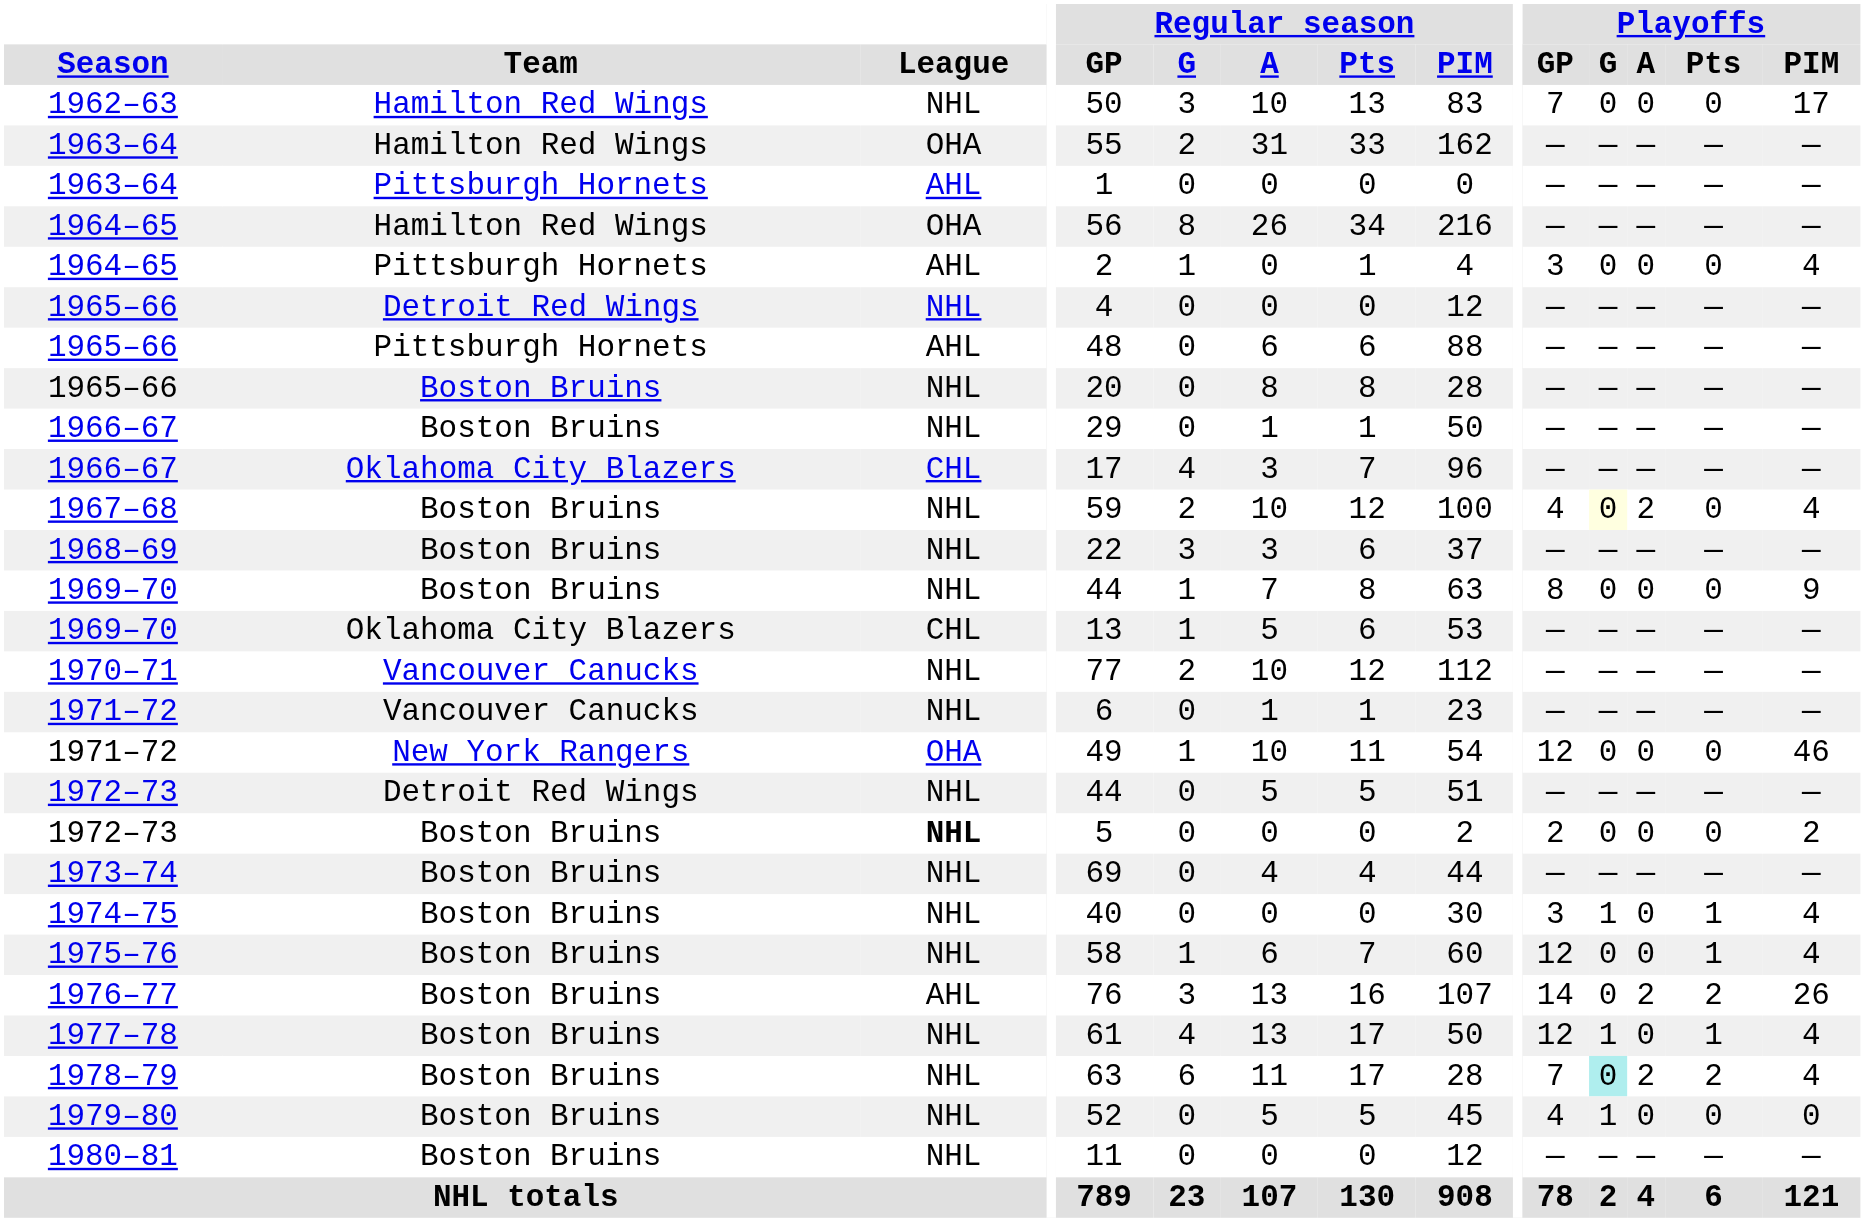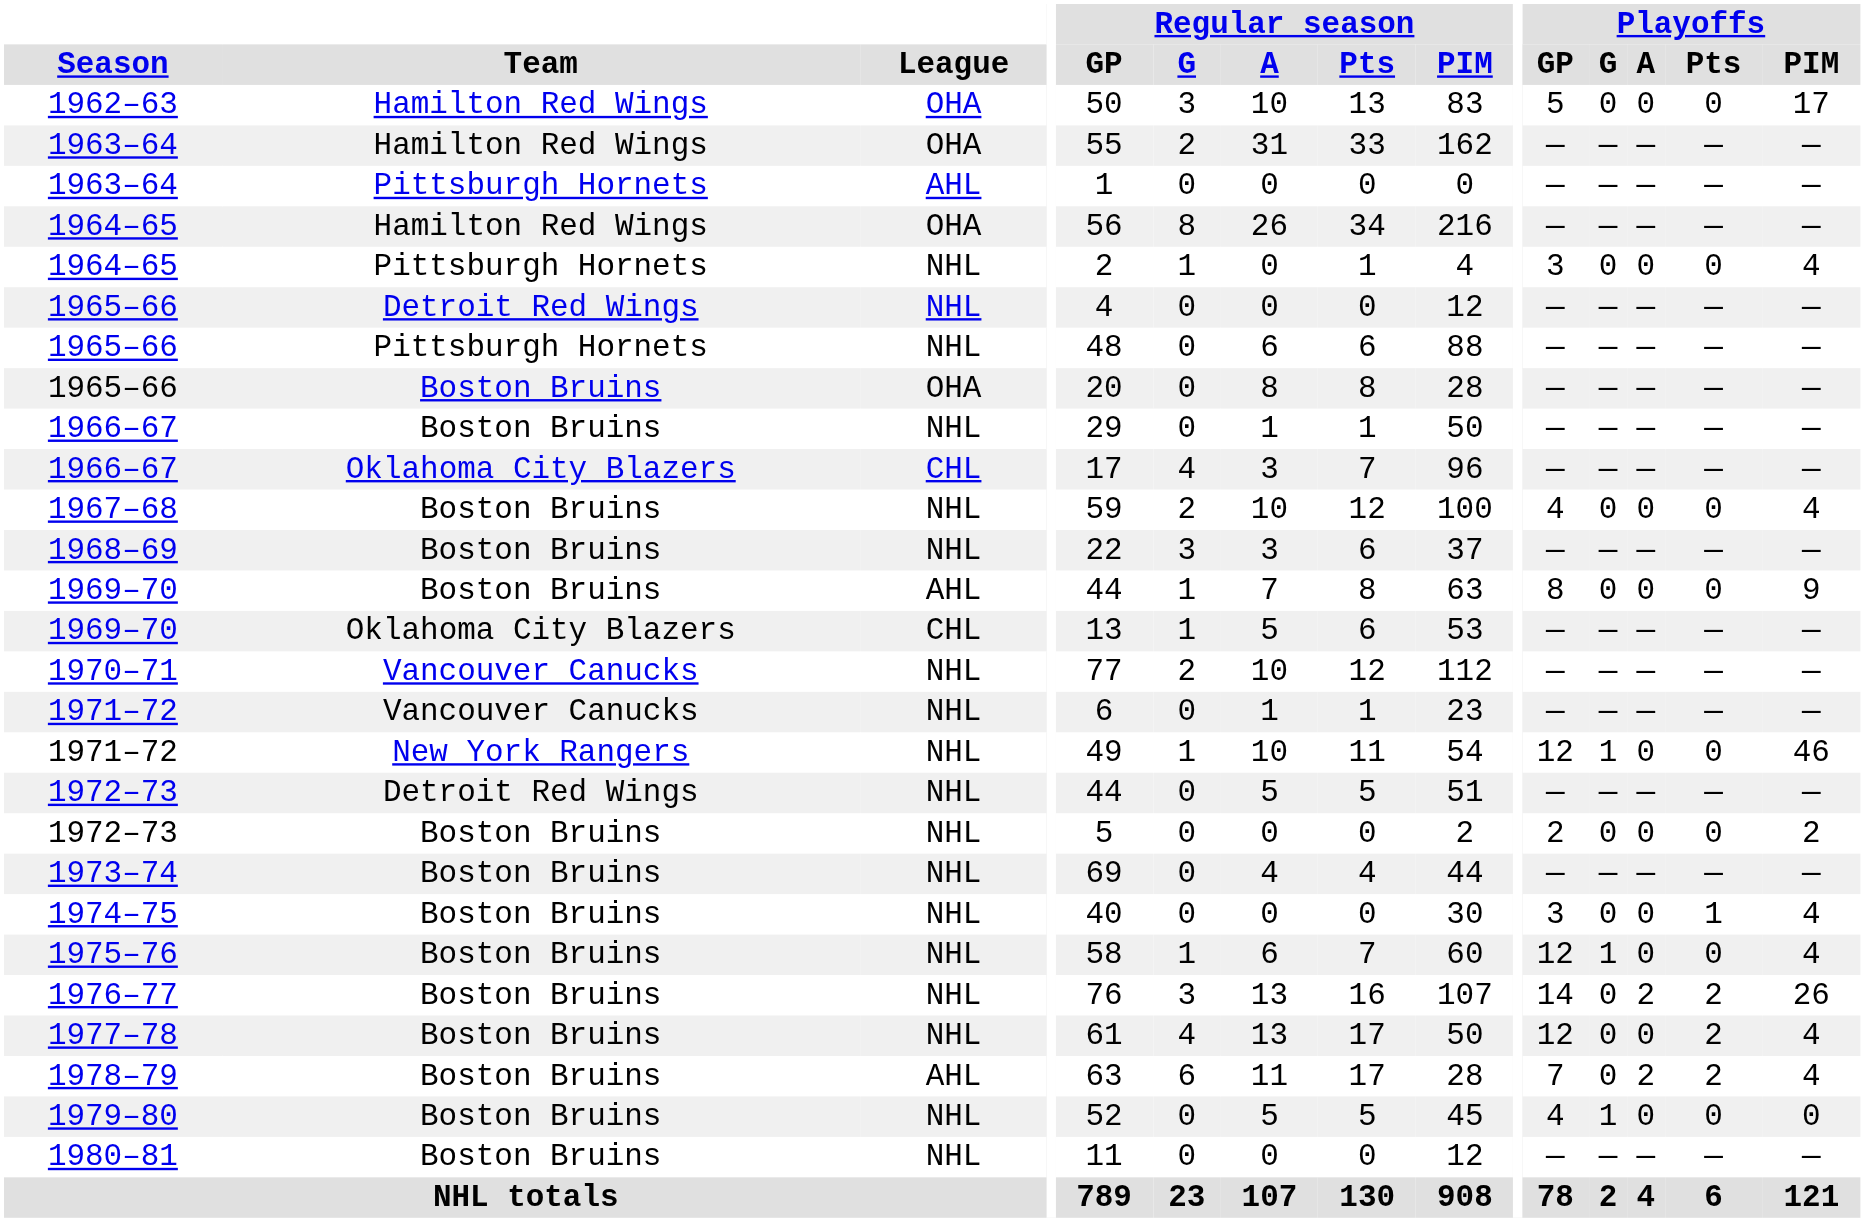(954, 105) NHL -> (954, 105) OHA
(1555, 105) 7 -> (1555, 105) 5
(954, 267) AHL -> (954, 267) NHL
(954, 348) AHL -> (954, 348) NHL
(954, 388) NHL -> (954, 388) OHA
(1608, 510) lightyellow background -> (1608, 510) no background
(1646, 510) 2 -> (1646, 510) 0
(954, 591) NHL -> (954, 591) AHL
(954, 753) OHA -> (954, 753) NHL
(1608, 753) 0 -> (1608, 753) 1
(954, 833) bold -> (954, 833) normal
(1608, 914) 1 -> (1608, 914) 0
(1608, 955) 0 -> (1608, 955) 1
(1714, 955) 1 -> (1714, 955) 0
(954, 995) AHL -> (954, 995) NHL
(1608, 1036) 1 -> (1608, 1036) 0
(1714, 1036) 1 -> (1714, 1036) 2
(954, 1076) NHL -> (954, 1076) AHL
(1608, 1076) paleturquoise background -> (1608, 1076) no background
